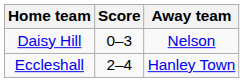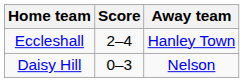rows swapped: (49, 41) <-> (49, 65)
